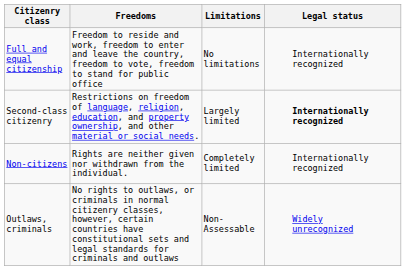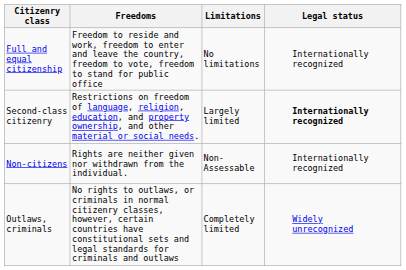(229, 163) Completely limited -> (229, 163) Non-Assessable
(229, 225) Non-Assessable -> (229, 225) Completely limited
